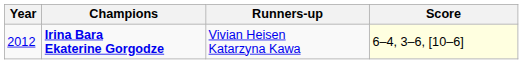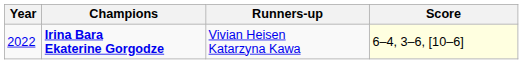(21, 41) 2012 -> (21, 41) 2022
